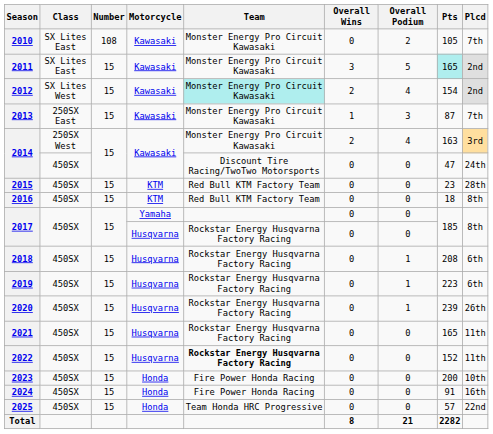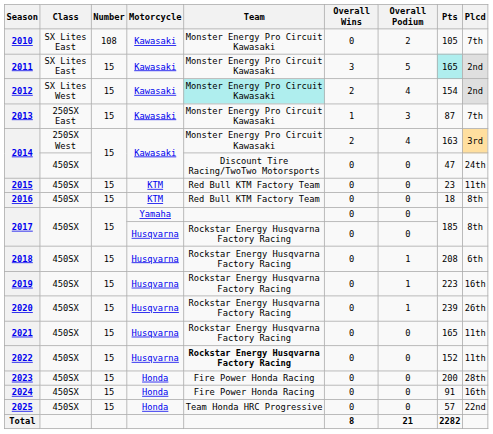(475, 185) 28th -> (475, 185) 11th
(475, 284) 6th -> (475, 284) 16th
(475, 378) 10th -> (475, 378) 28th
